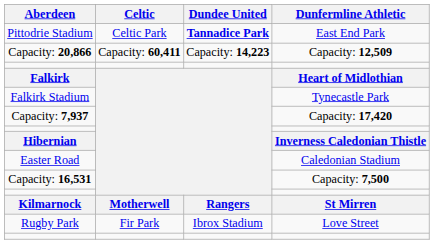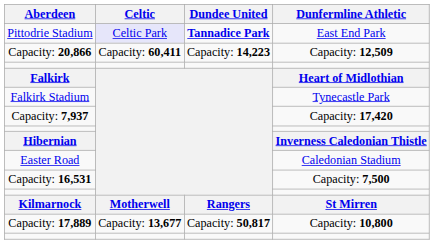(139, 33) no background -> (140, 33) lavender background
- row: (50, 223)
+ row: (50, 223)
